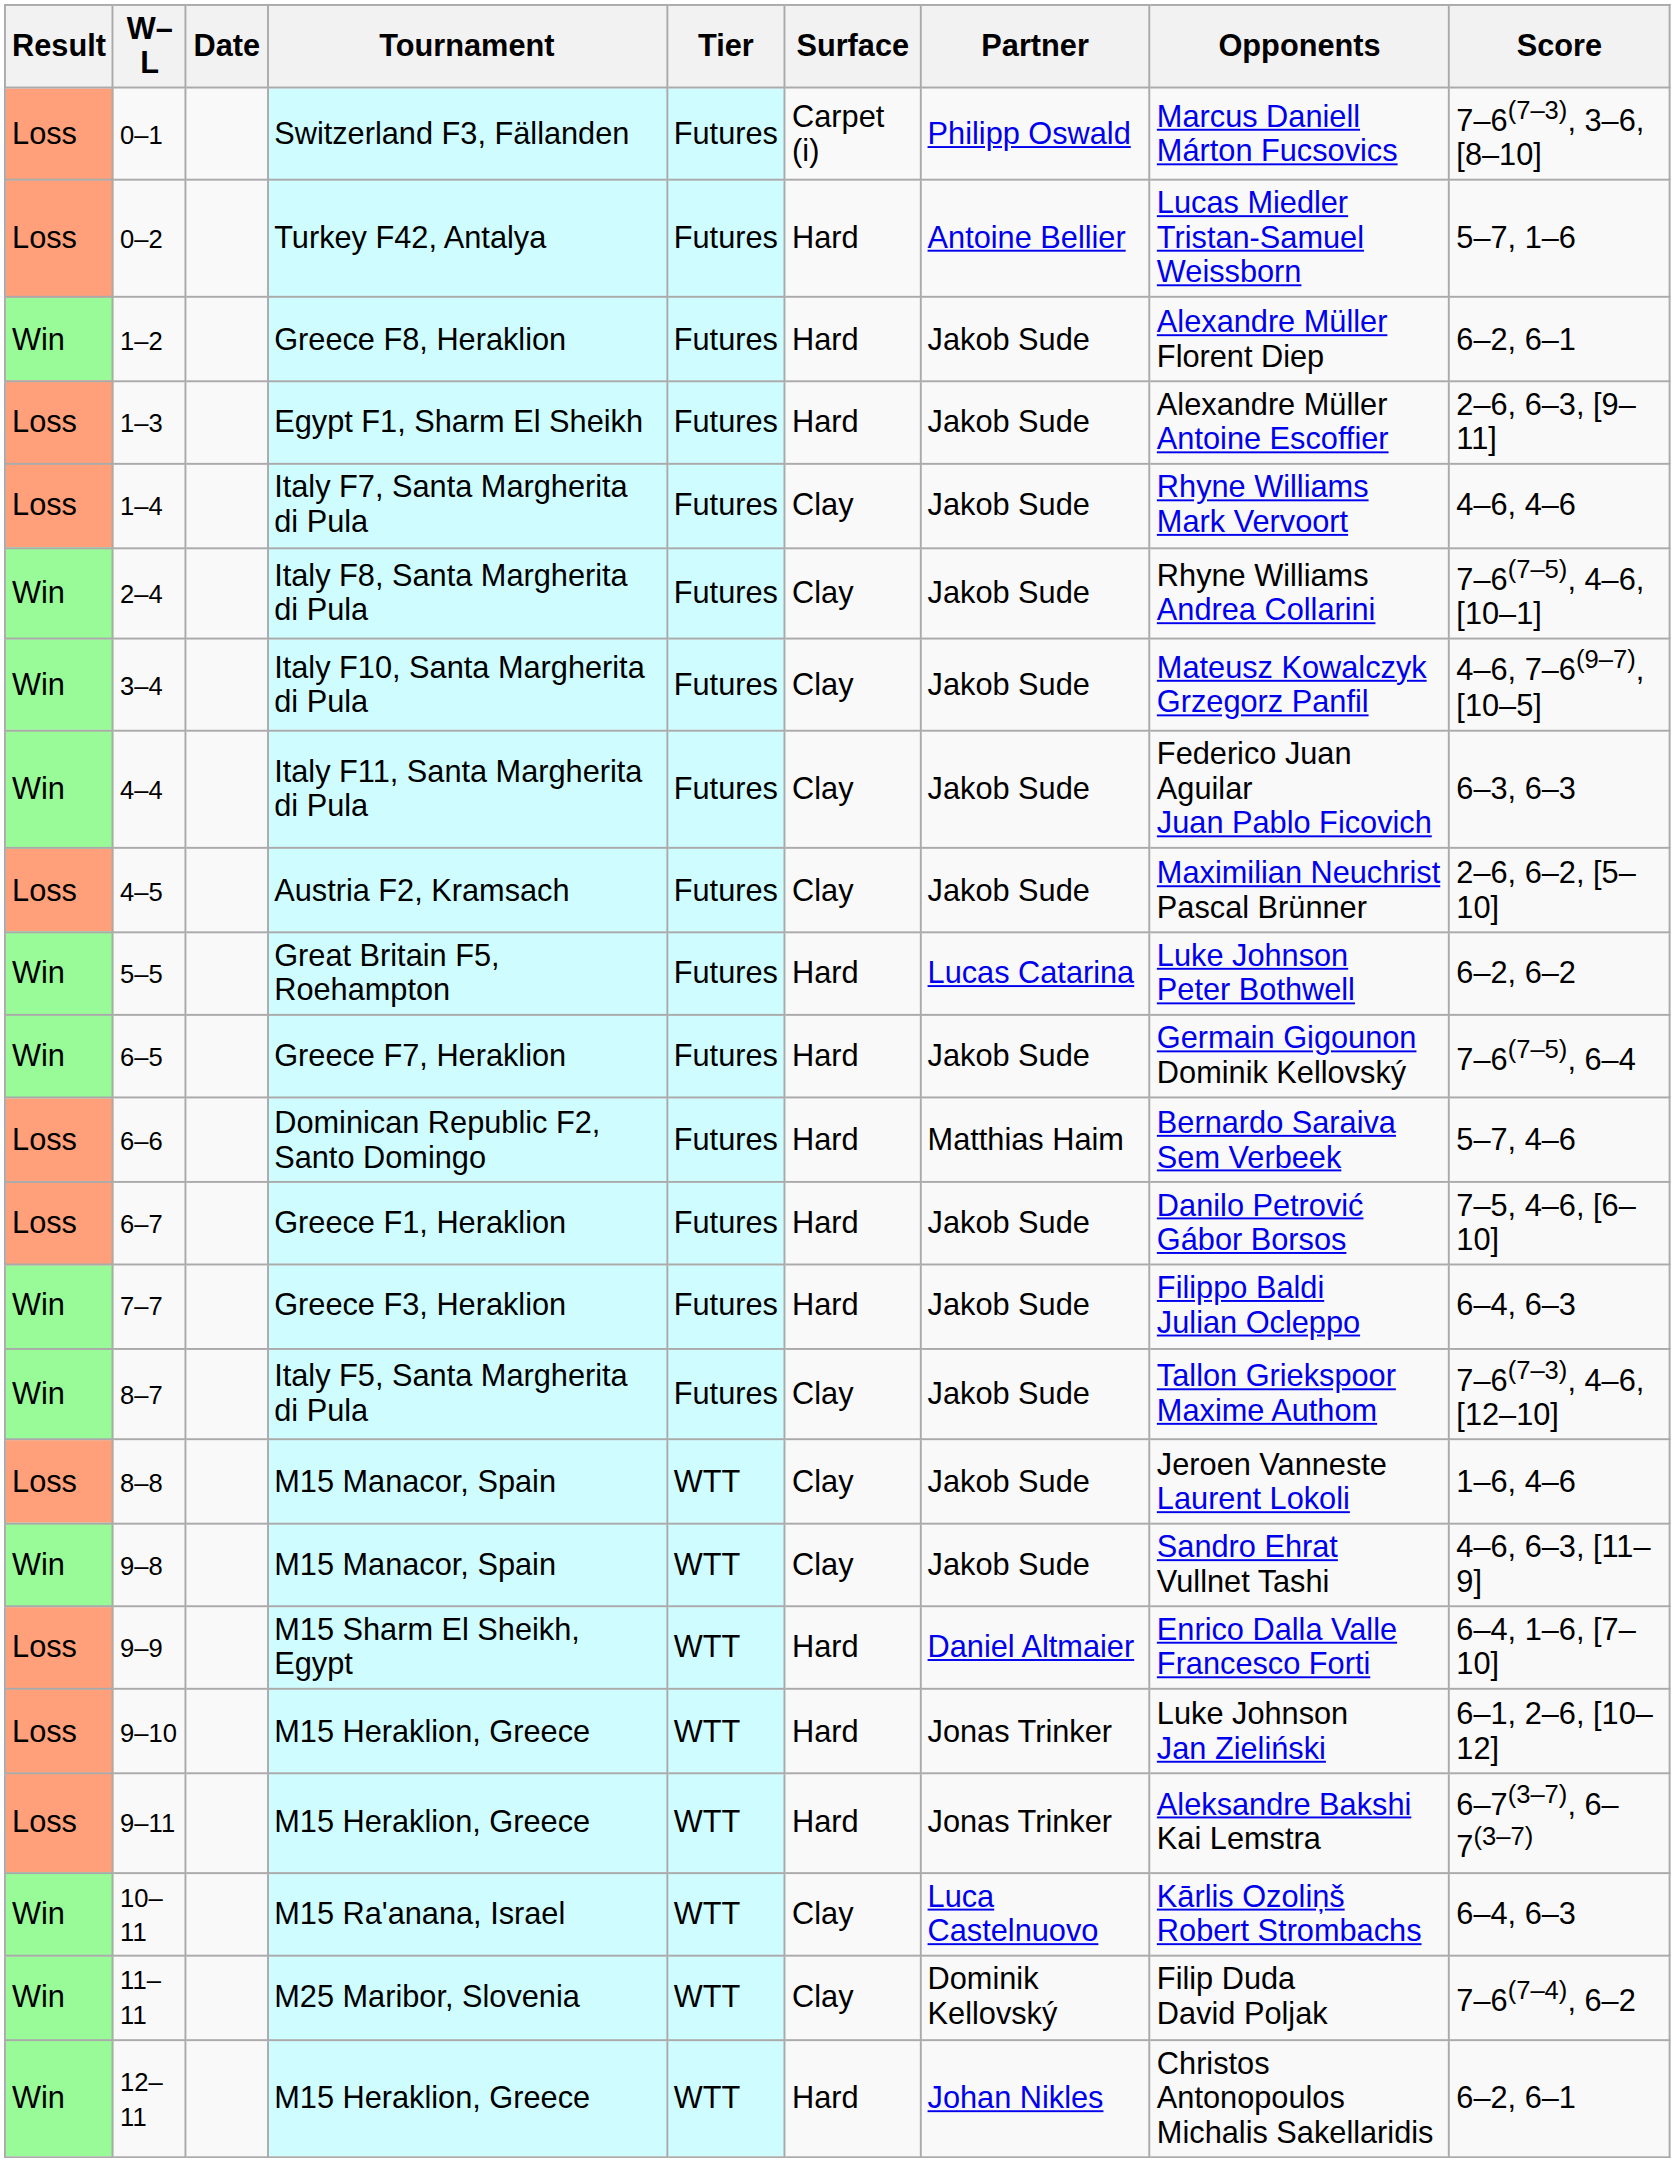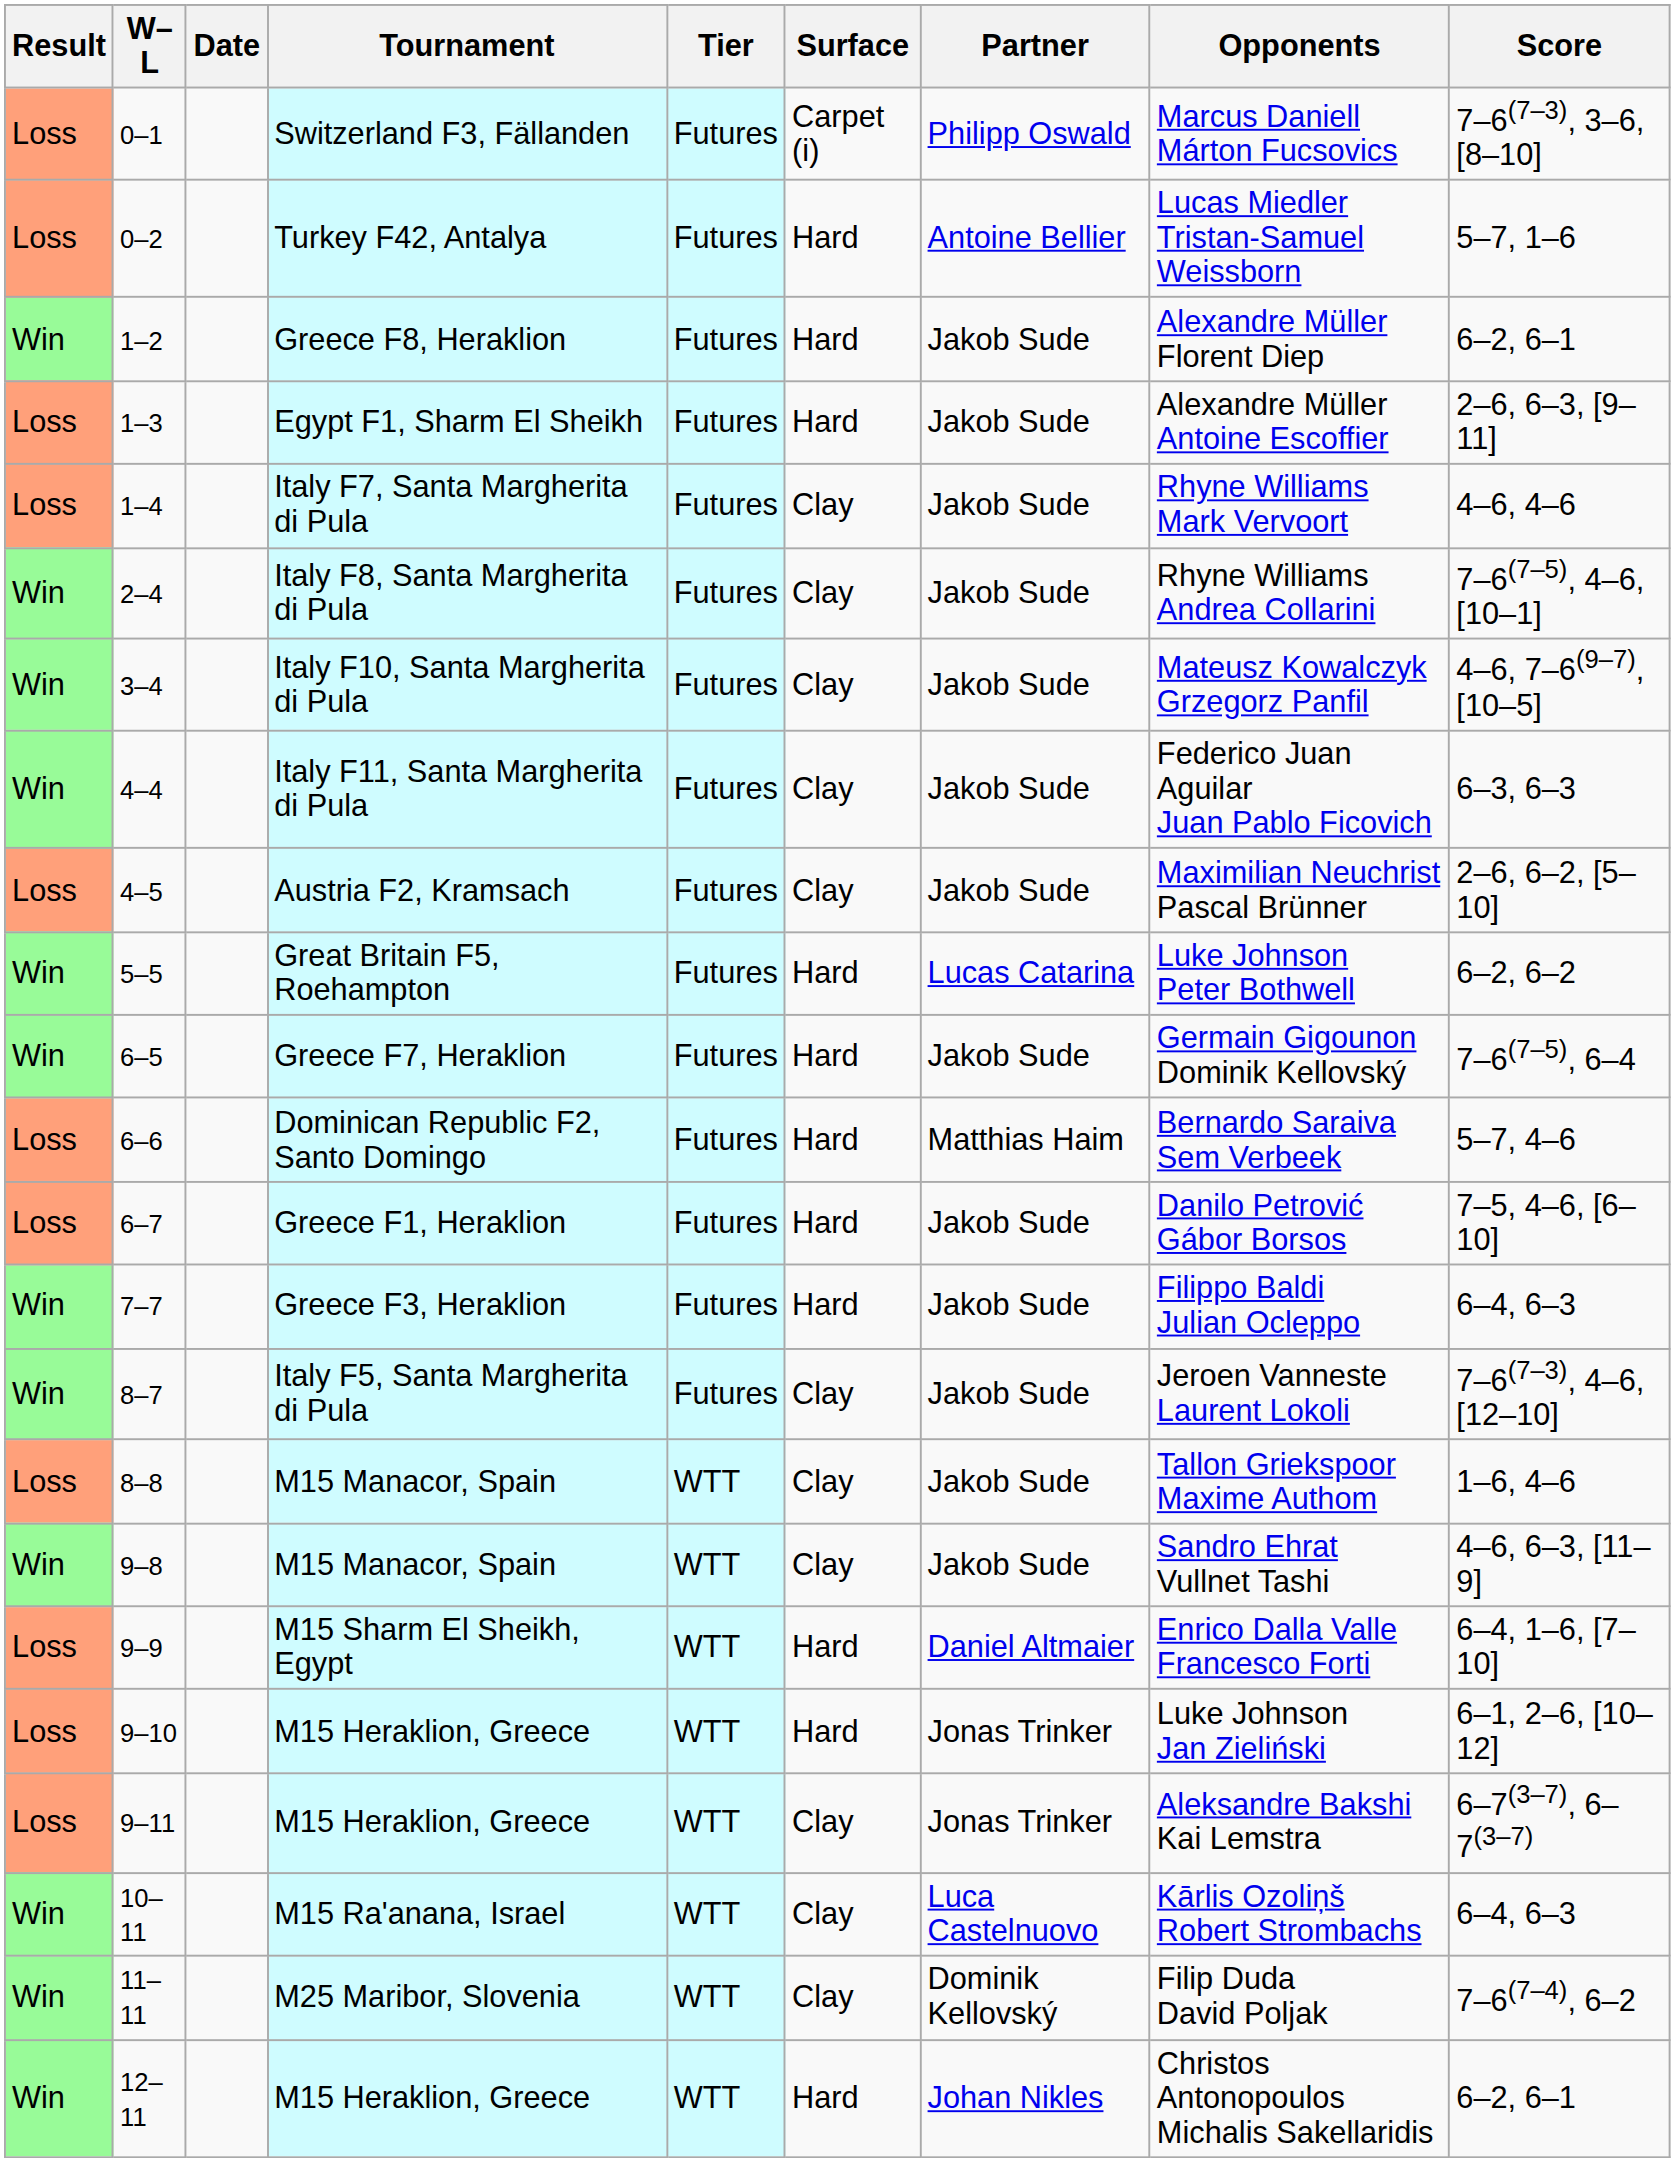(1276, 1393) Tallon Griekspoor Maxime Authom -> (1272, 1393) Jeroen Vanneste Laurent Lokoli
(1272, 1480) Jeroen Vanneste Laurent Lokoli -> (1276, 1480) Tallon Griekspoor Maxime Authom
(825, 1822) Hard -> (823, 1822) Clay
